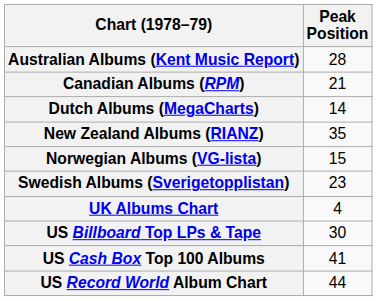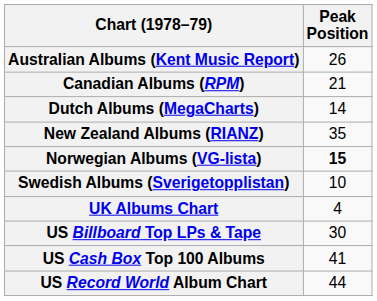(338, 59) 28 -> (338, 59) 26
(338, 158) normal -> (338, 158) bold
(338, 183) 23 -> (338, 183) 10
